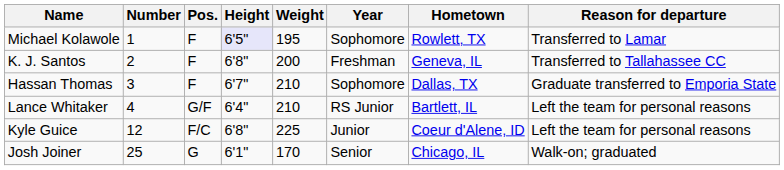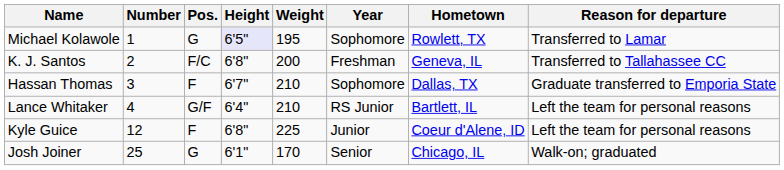(192, 38) F -> (193, 38) G
(192, 61) F -> (199, 61) F/C
(199, 130) F/C -> (192, 130) F
